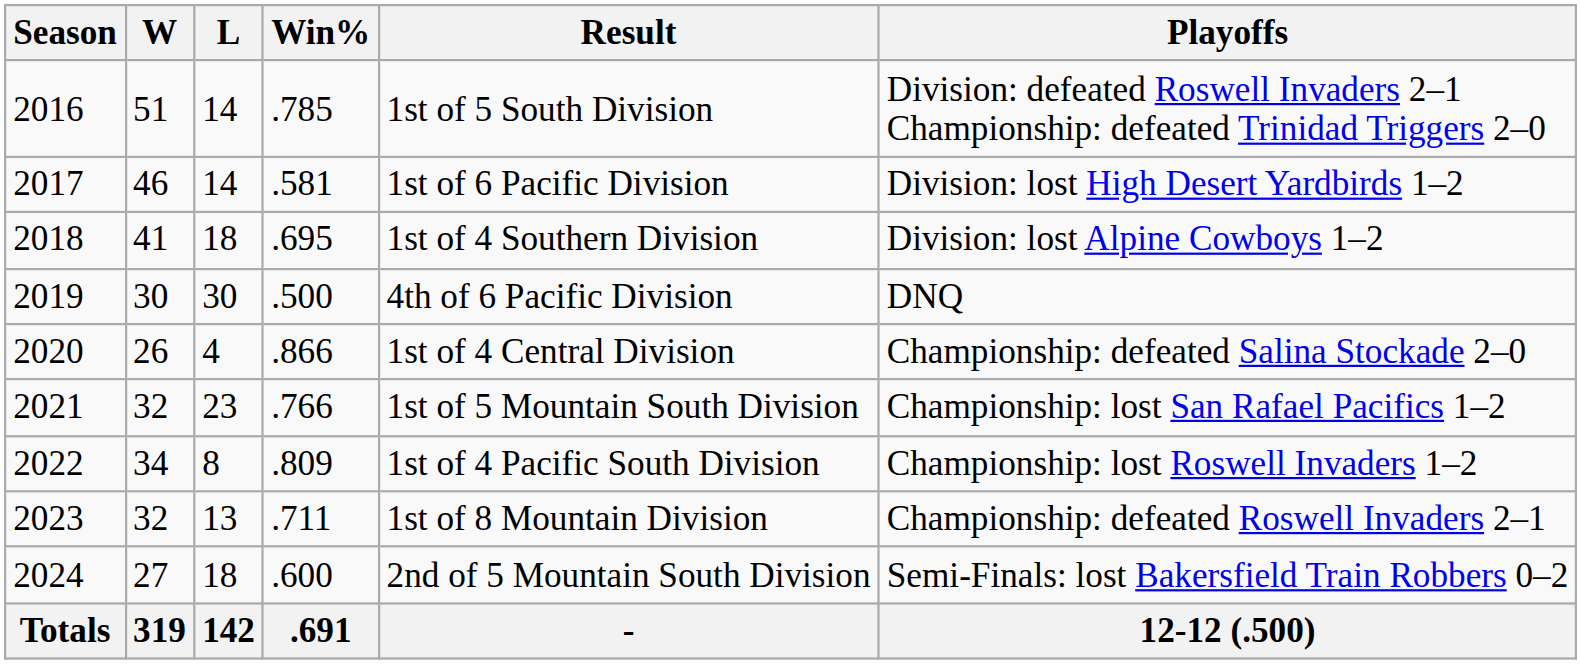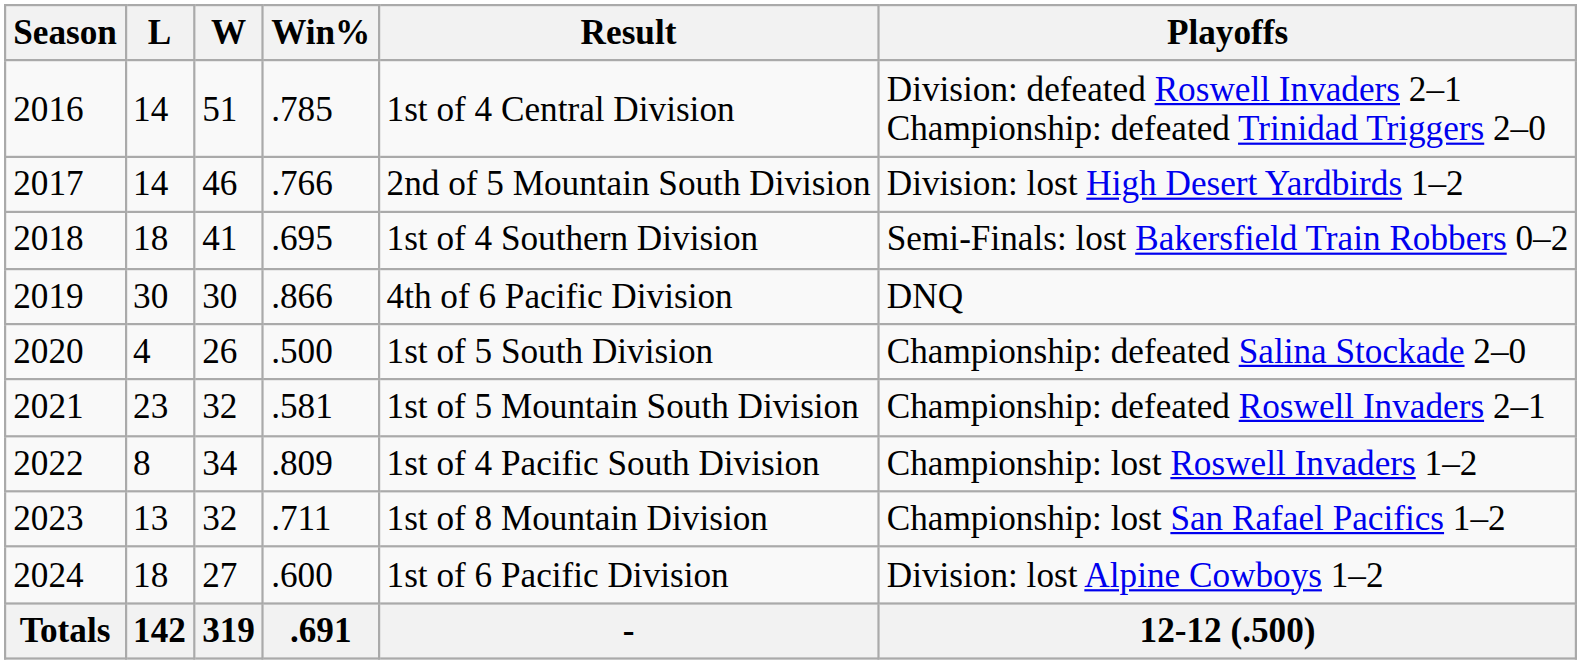columns swapped: (160, 32) <-> (229, 32)
(550, 108) 1st of 5 South Division -> (561, 108) 1st of 4 Central Division
(302, 183) .581 -> (302, 183) .766
(558, 183) 1st of 6 Pacific Division -> (629, 183) 2nd of 5 Mountain South Division
(1135, 239) Division: lost Alpine Cowboys 1–2 -> (1228, 239) Semi-Finals: lost Bakersfield Train Robbers 0–2
(302, 295) .500 -> (302, 295) .866
(302, 351) .866 -> (302, 351) .500
(561, 351) 1st of 4 Central Division -> (550, 351) 1st of 5 South Division
(302, 406) .766 -> (302, 406) .581
(1196, 406) Championship: lost San Rafael Pacifics 1–2 -> (1216, 406) Championship: defeated Roswell Invaders 2–1
(1216, 518) Championship: defeated Roswell Invaders 2–1 -> (1196, 518) Championship: lost San Rafael Pacifics 1–2
(629, 574) 2nd of 5 Mountain South Division -> (558, 574) 1st of 6 Pacific Division
(1228, 574) Semi-Finals: lost Bakersfield Train Robbers 0–2 -> (1135, 574) Division: lost Alpine Cowboys 1–2
